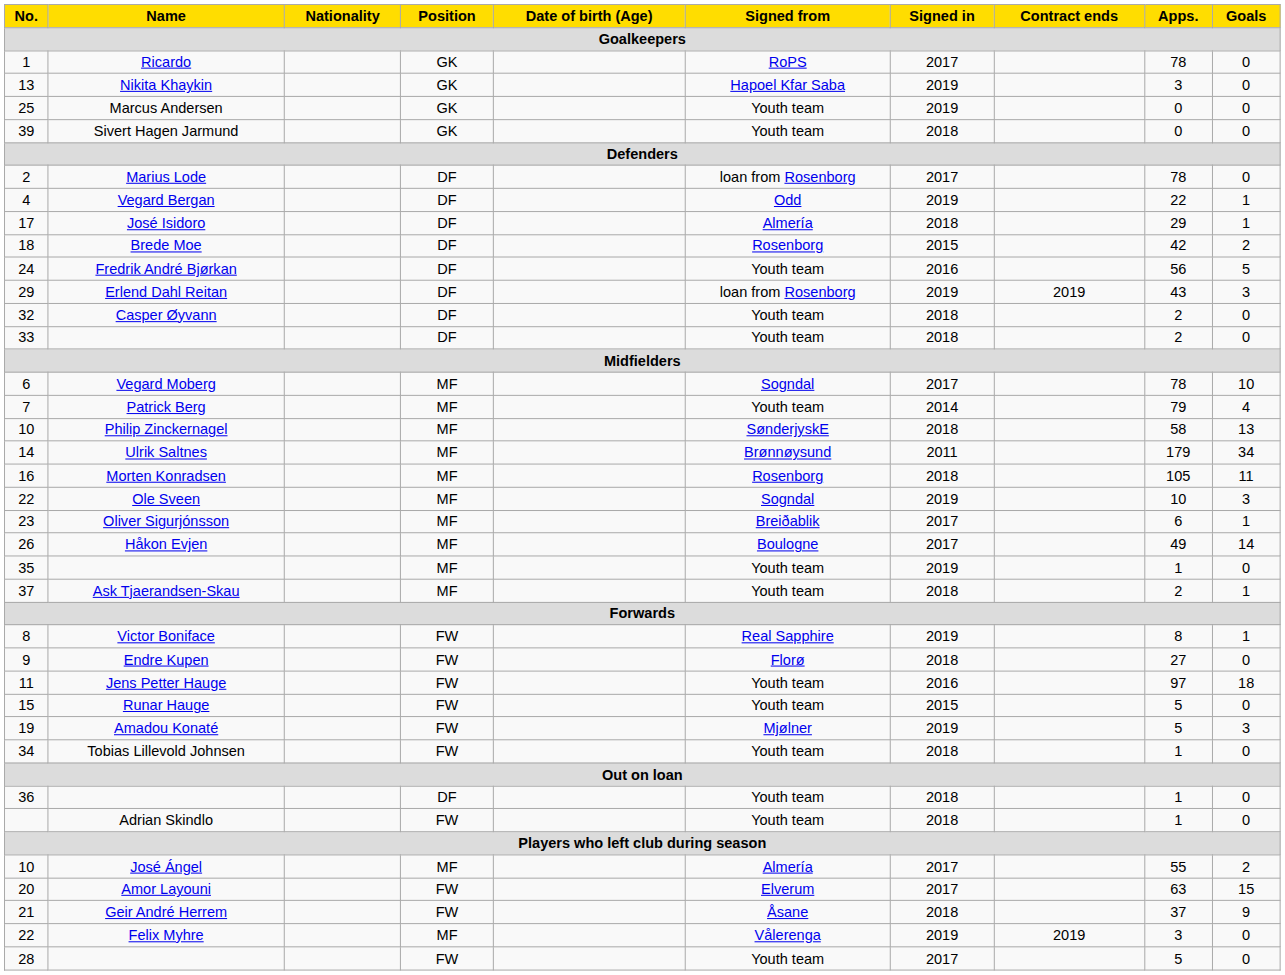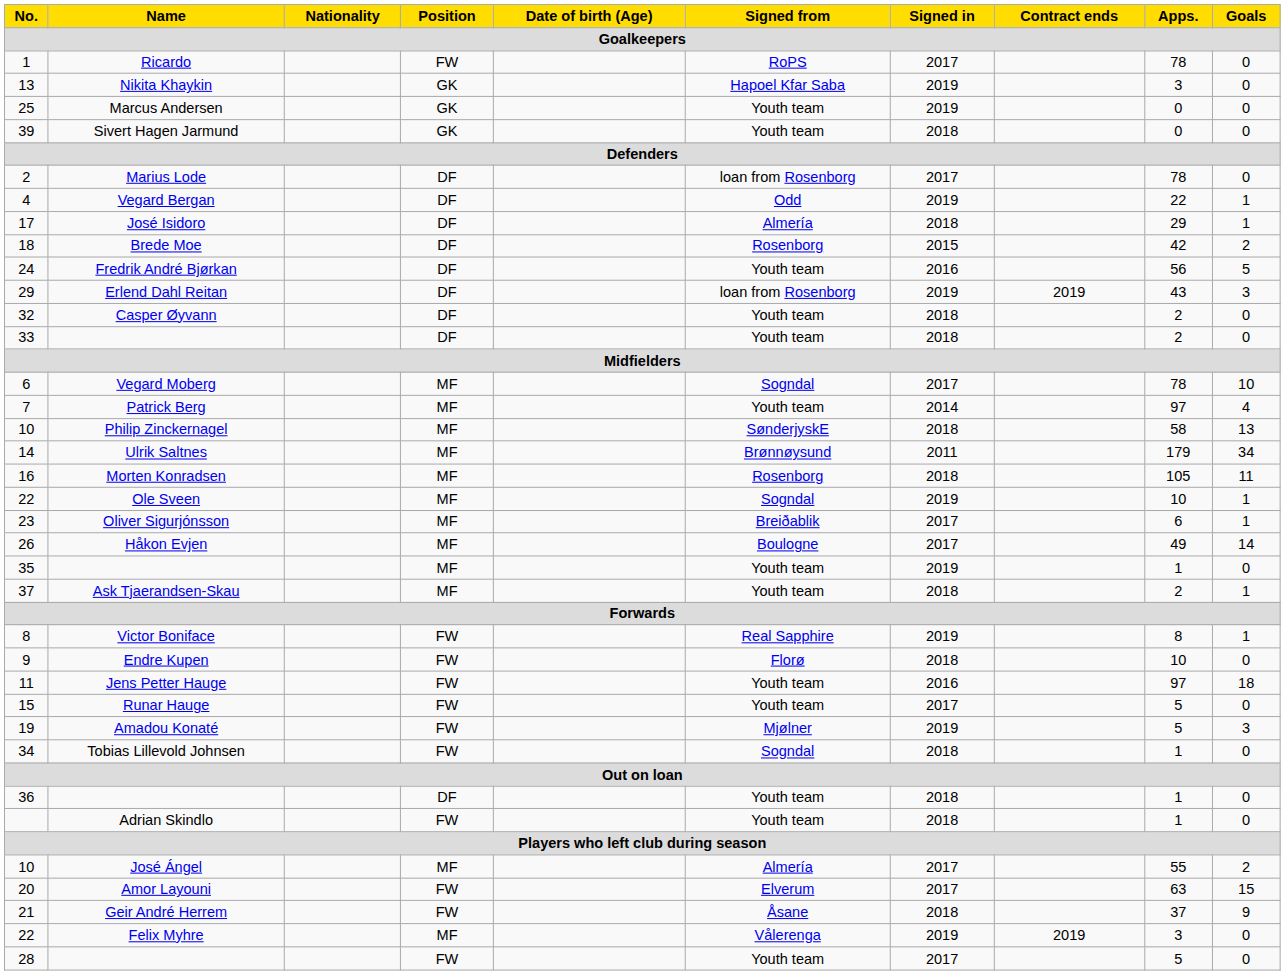(447, 62) GK -> (447, 62) FW
(1178, 407) 79 -> (1178, 407) 97
(1246, 499) 3 -> (1246, 499) 1
(1178, 660) 27 -> (1178, 660) 10
(942, 706) 2015 -> (942, 706) 2017
(788, 752) Youth team -> (788, 752) Sogndal
